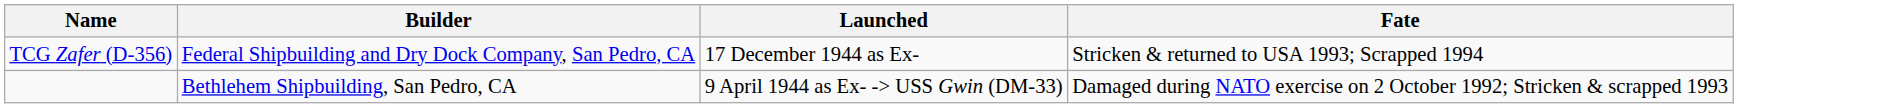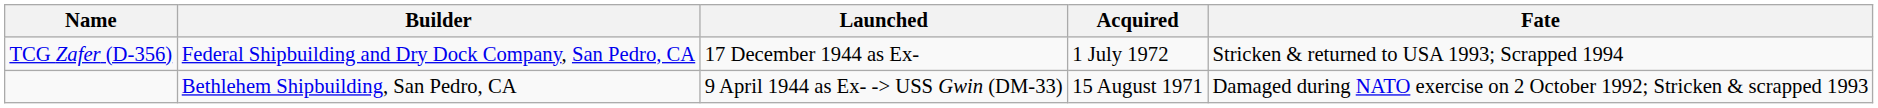+ column: (1138, 20)
